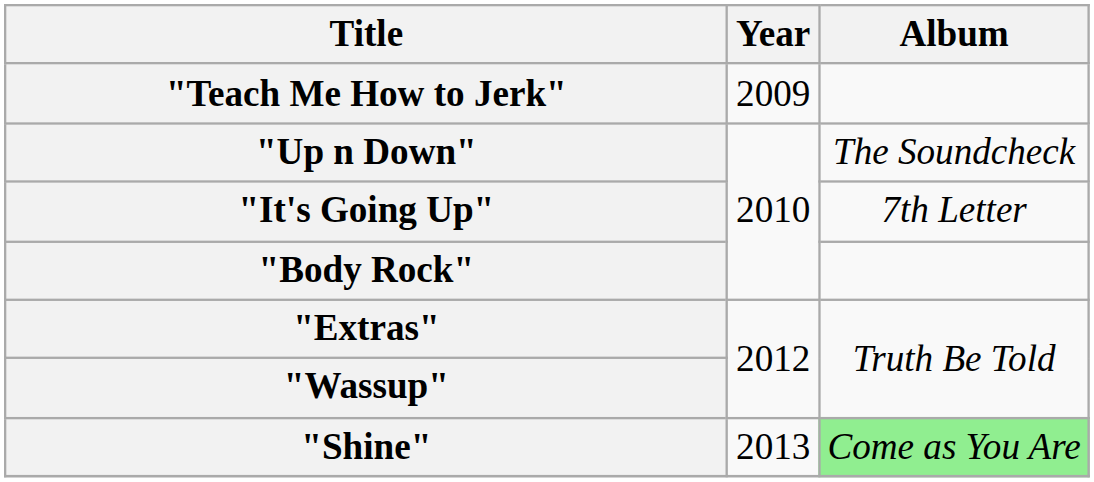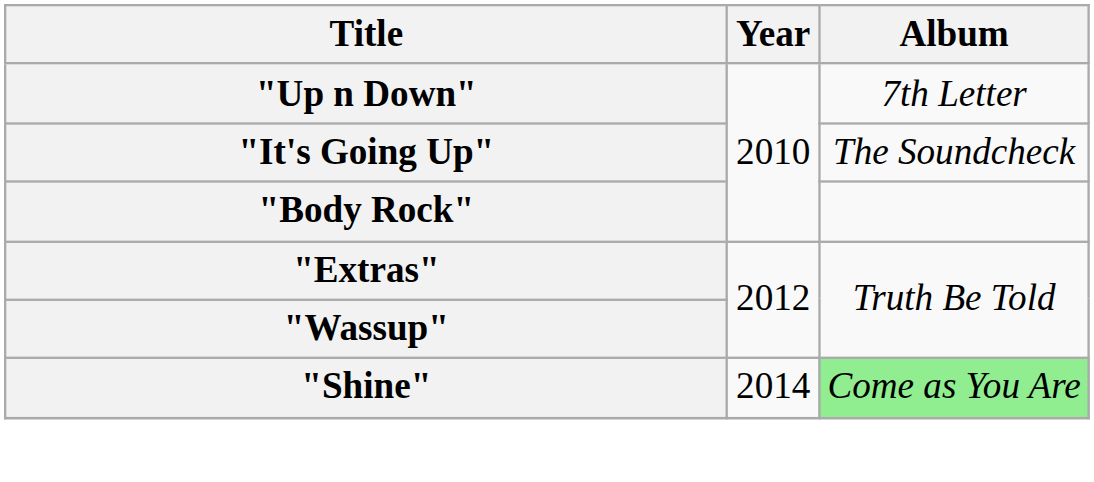- row: (366, 92)
(954, 151) The Soundcheck -> (954, 92) 7th Letter
(954, 210) 7th Letter -> (954, 151) The Soundcheck
(773, 446) 2013 -> (773, 387) 2014
